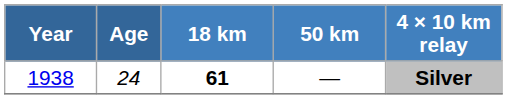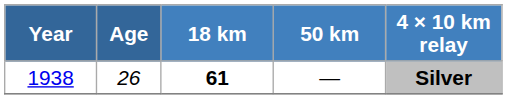(129, 78) 24 -> (129, 78) 26
